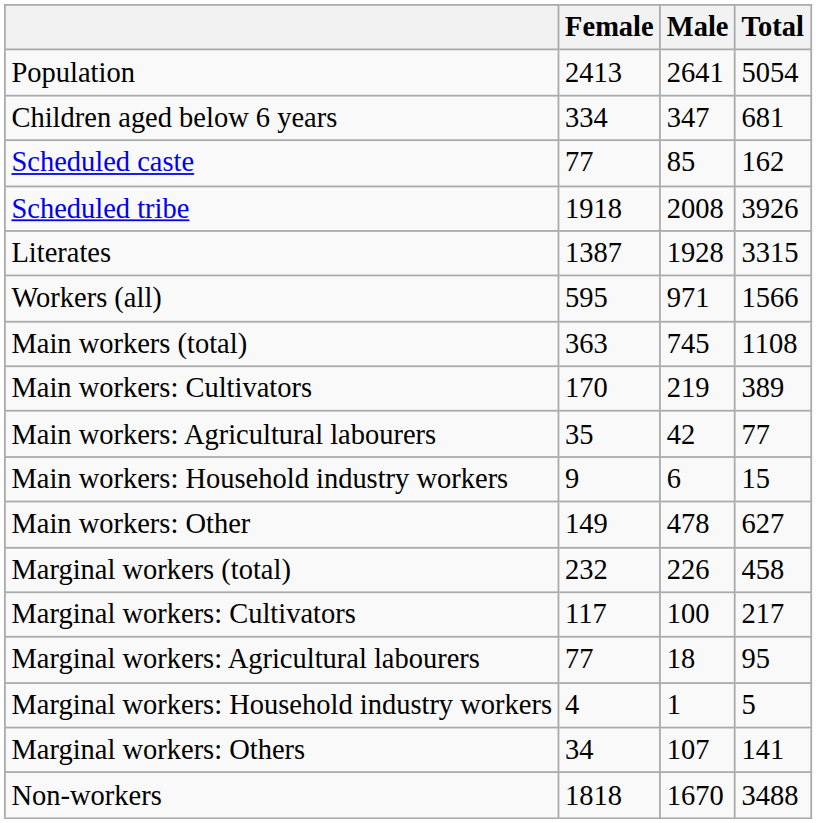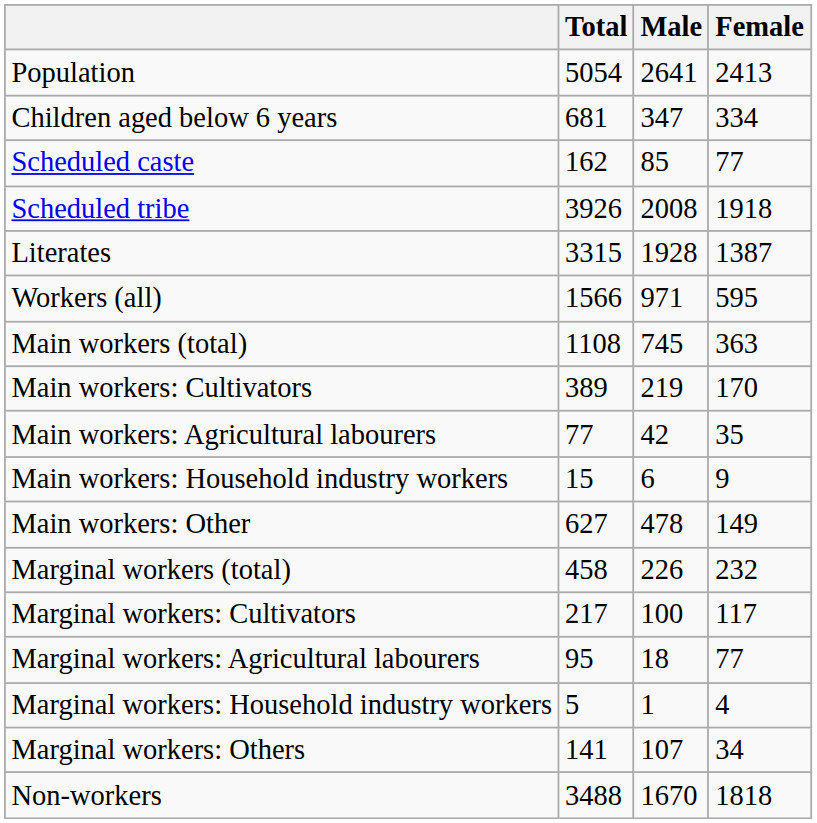columns swapped: (773, 27) <-> (609, 27)
